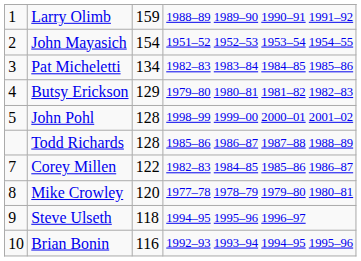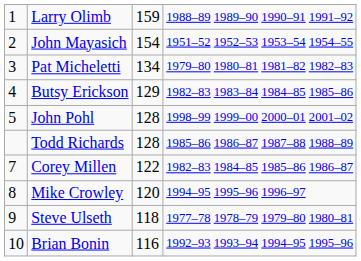(260, 67) 1982–83 1983–84 1984–85 1985–86 -> (260, 67) 1979–80 1980–81 1981–82 1982–83
(260, 92) 1979–80 1980–81 1981–82 1982–83 -> (260, 92) 1982–83 1983–84 1984–85 1985–86
(260, 192) 1977–78 1978–79 1979–80 1980–81 -> (236, 192) 1994–95 1995–96 1996–97
(236, 218) 1994–95 1995–96 1996–97 -> (260, 218) 1977–78 1978–79 1979–80 1980–81
